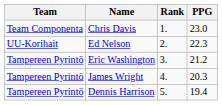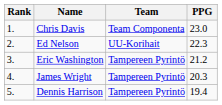columns swapped: (172, 12) <-> (45, 12)
